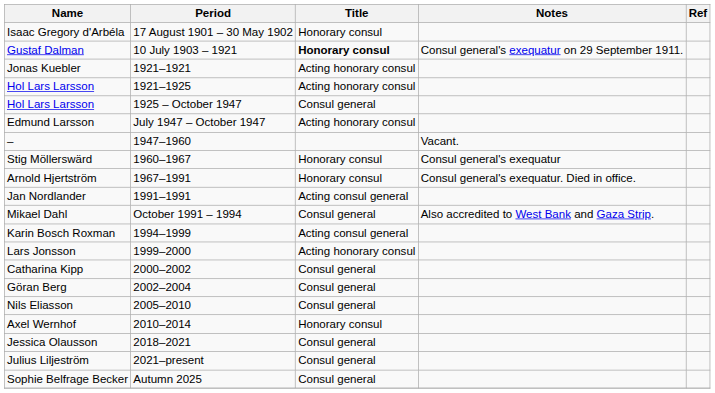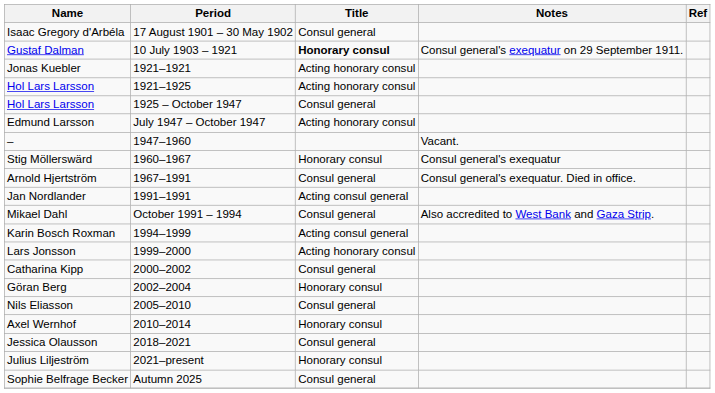(340, 31) Honorary consul -> (337, 31) Consul general
(340, 178) Honorary consul -> (337, 178) Consul general
(337, 287) Consul general -> (340, 287) Honorary consul
(337, 360) Consul general -> (340, 360) Honorary consul
